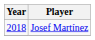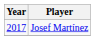(16, 27) 2018 -> (16, 27) 2017
